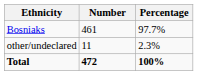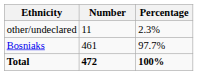rows swapped: (26, 29) <-> (42, 45)
